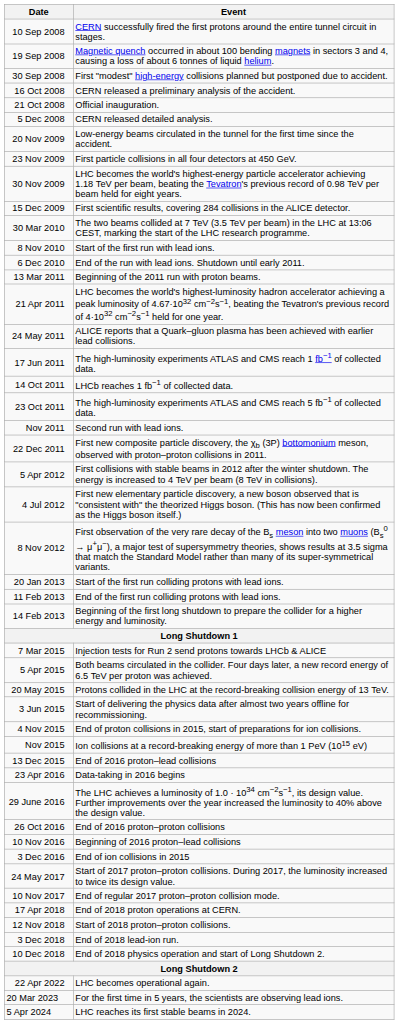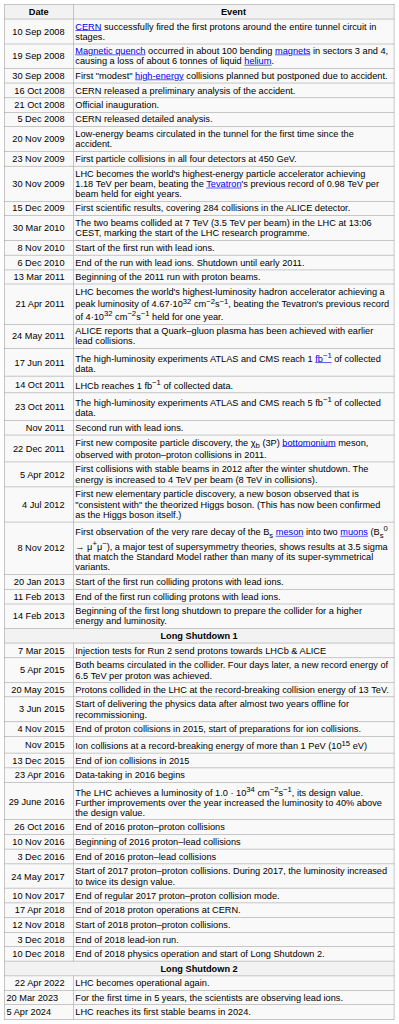(146, 761) End of 2016 proton–lead collisions -> (132, 761) End of ion collisions in 2015
(132, 857) End of ion collisions in 2015 -> (146, 857) End of 2016 proton–lead collisions
